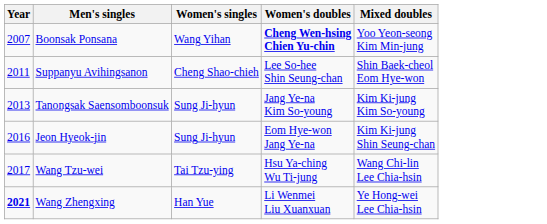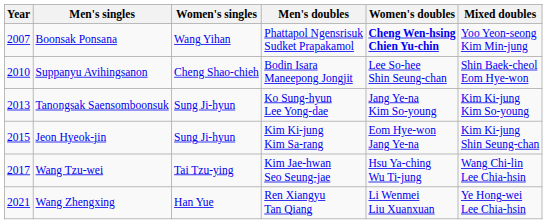+ column: (314, 14)
(18, 72) 2011 -> (19, 72) 2010
(19, 137) 2016 -> (19, 137) 2015
(19, 203) bold -> (19, 203) normal
